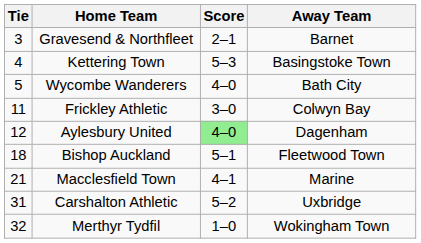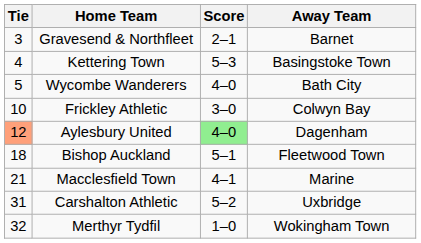(18, 109) 11 -> (18, 109) 10
(18, 132) no background -> (18, 132) lightsalmon background
